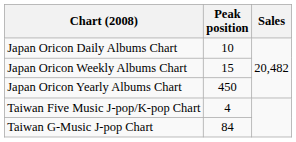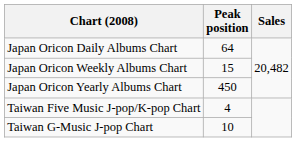(227, 48) 10 -> (227, 48) 64
(227, 127) 84 -> (227, 127) 10
